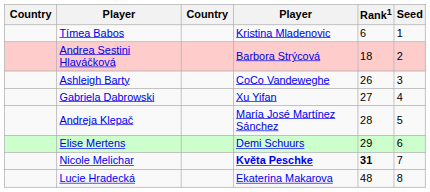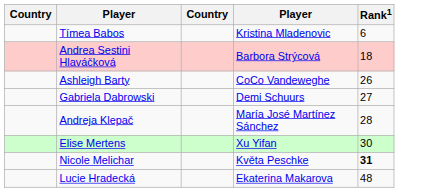- column: (410, 14)
(256, 97) Xu Yifan -> (270, 97) Demi Schuurs
(270, 144) Demi Schuurs -> (256, 144) Xu Yifan
(366, 144) 29 -> (366, 144) 30
(275, 161) bold -> (272, 161) normal
